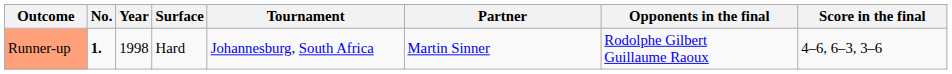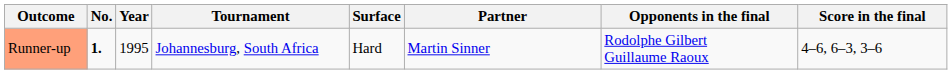columns swapped: (306, 15) <-> (180, 15)
(134, 48) 1998 -> (134, 48) 1995
